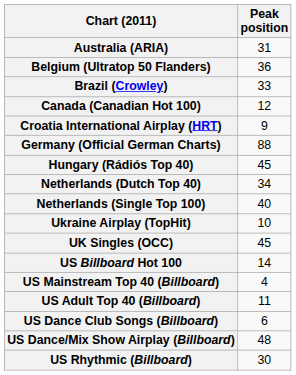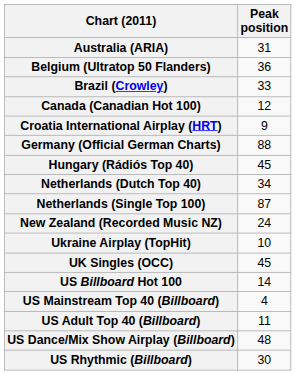(264, 203) 40 -> (264, 203) 87
+ row: (121, 223)
- row: (121, 321)
